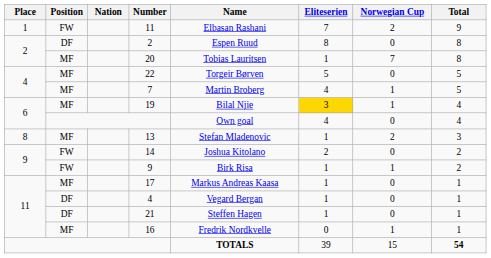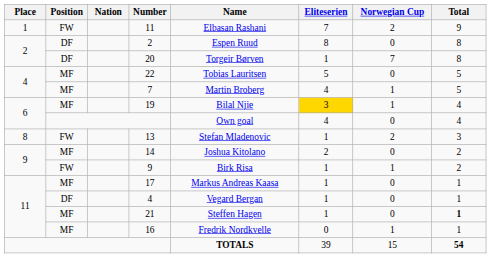(67, 59) MF -> (67, 59) DF
(235, 59) Tobias Lauritsen -> (235, 59) Torgeir Børven
(235, 74) Torgeir Børven -> (235, 74) Tobias Lauritsen
(67, 136) MF -> (67, 136) FW
(67, 152) FW -> (67, 152) MF
(67, 214) DF -> (67, 214) MF
(459, 214) normal -> (459, 214) bold
